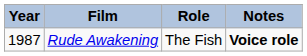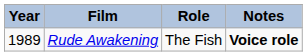(24, 40) 1987 -> (24, 40) 1989
